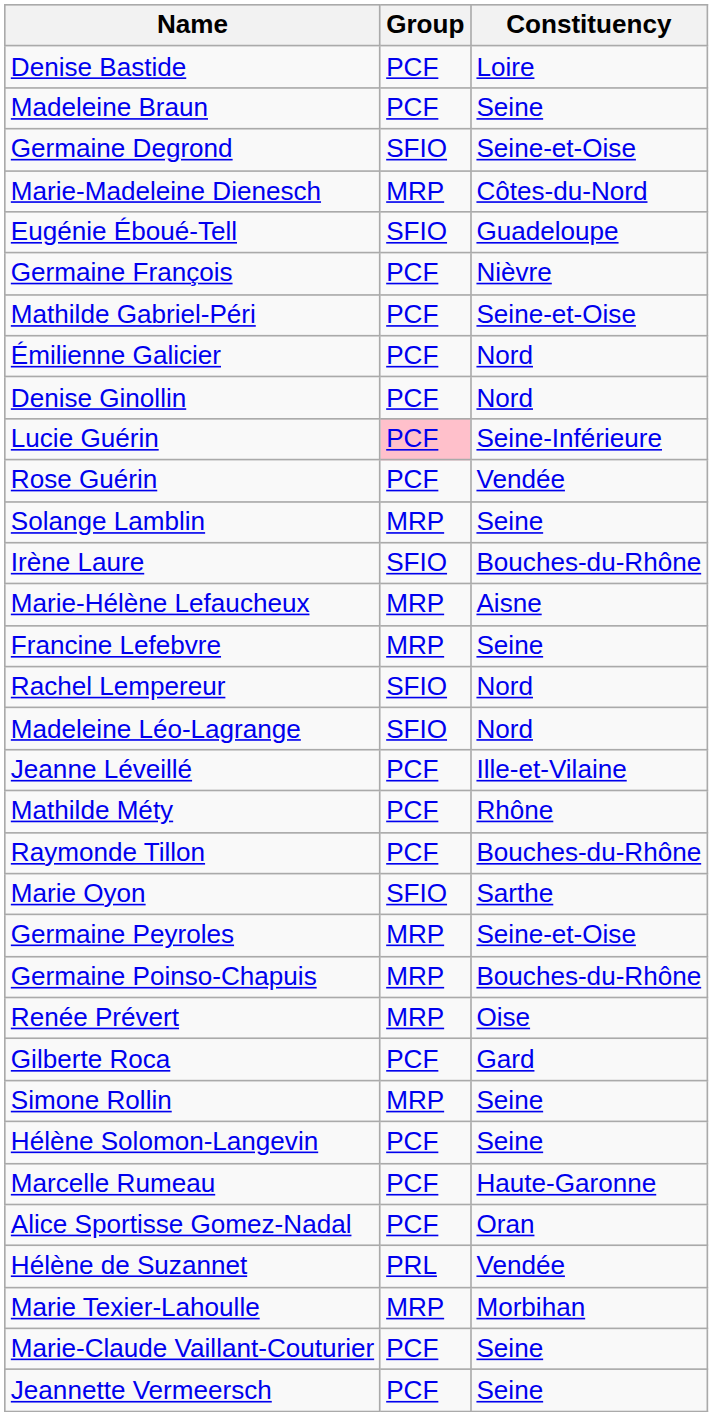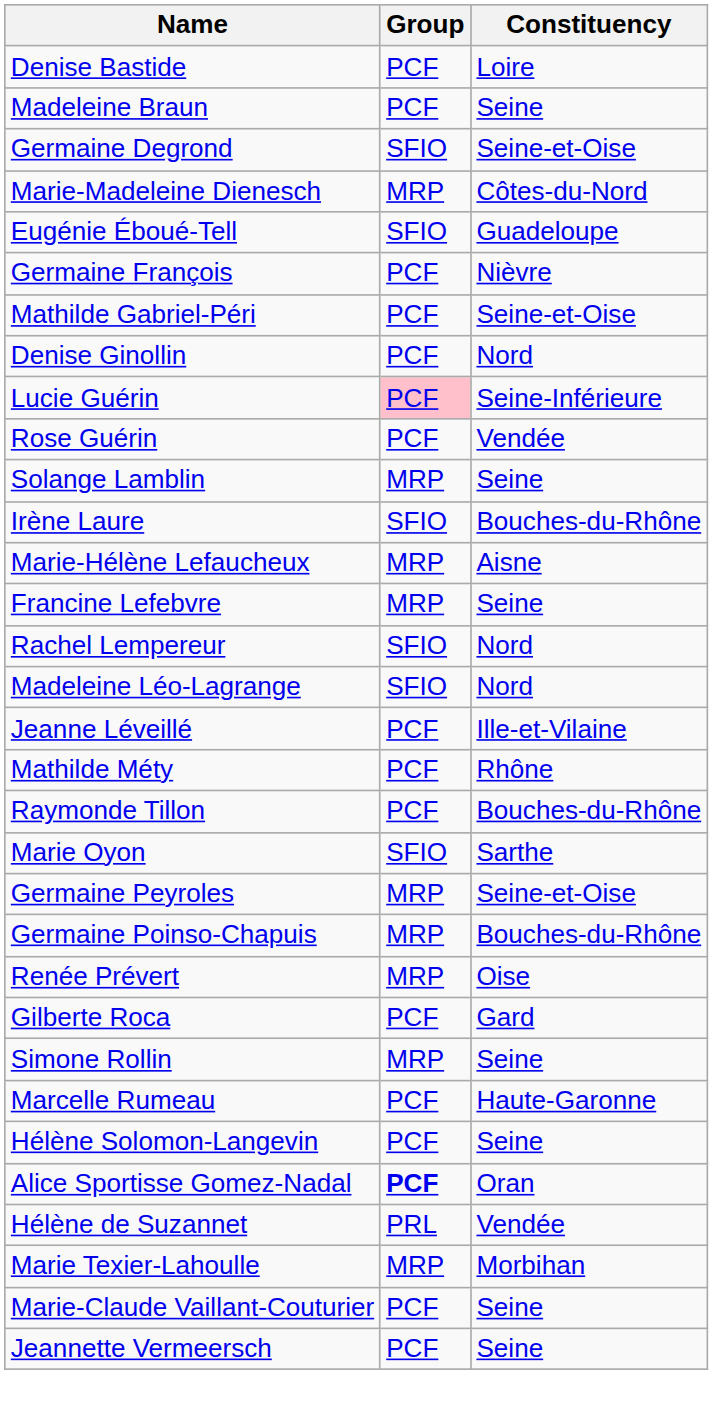- row: (116, 356)
rows swapped: (113, 1183) <-> (165, 1141)
(412, 1224) normal -> (412, 1183) bold
